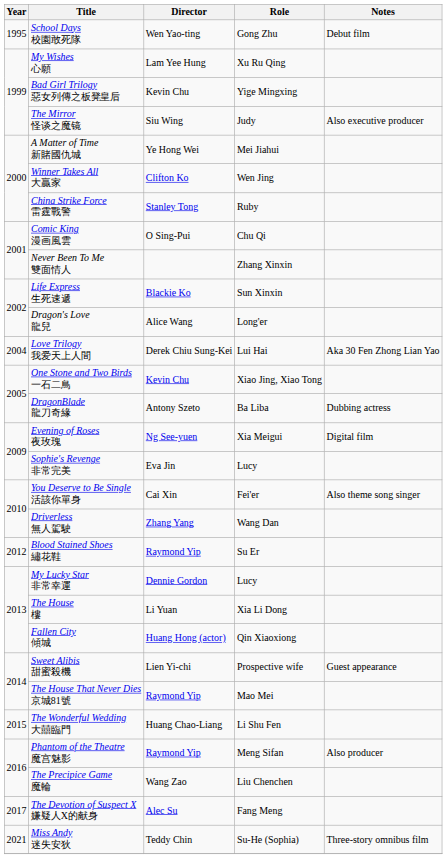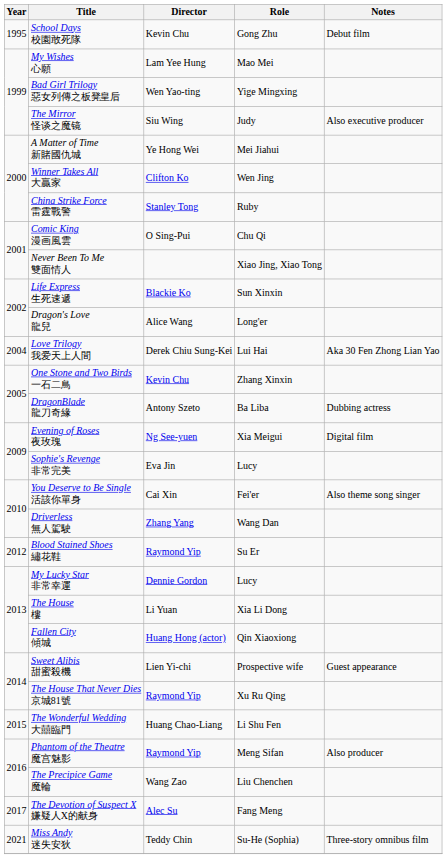(173, 34) Wen Yao-ting -> (167, 34) Kevin Chu
(261, 63) Xu Ru Qing -> (255, 63) Mao Mei
(167, 92) Kevin Chu -> (173, 92) Wen Yao-ting
(265, 264) Zhang Xinxin -> (279, 264) Xiao Jing, Xiao Tong
(279, 379) Xiao Jing, Xiao Tong -> (265, 379) Zhang Xinxin
(255, 695) Mao Mei -> (261, 695) Xu Ru Qing
